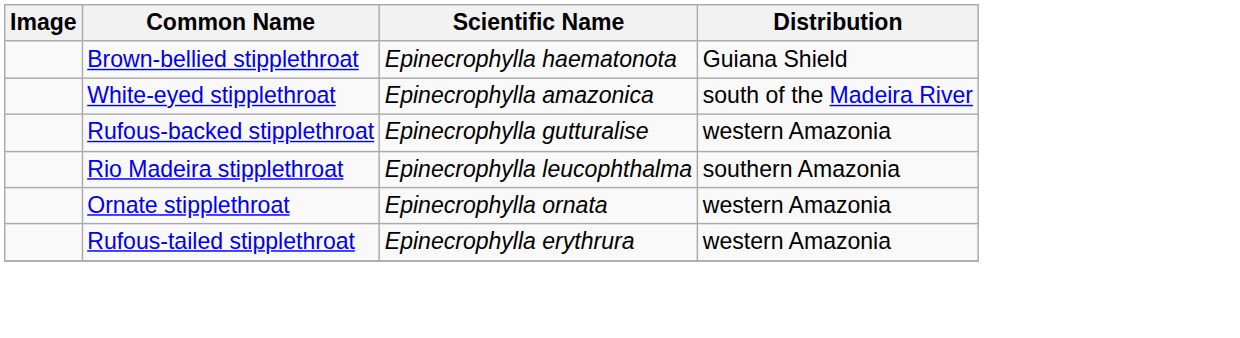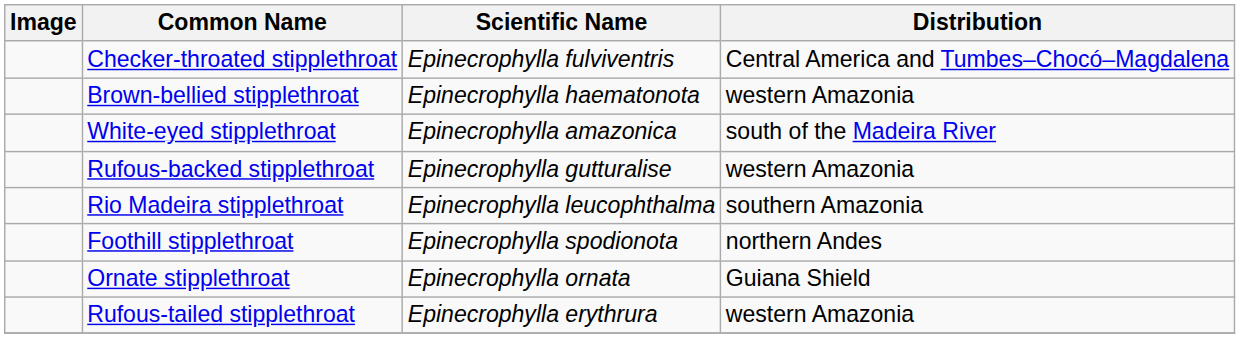+ row: (242, 59)
(775, 59) Guiana Shield -> (820, 95) western Amazonia
+ row: (190, 242)
(797, 205) western Amazonia -> (798, 278) Guiana Shield
